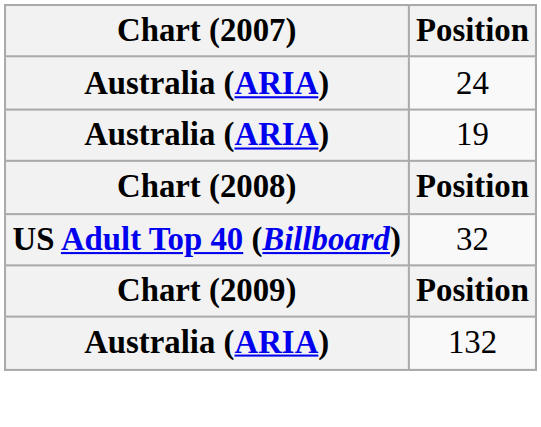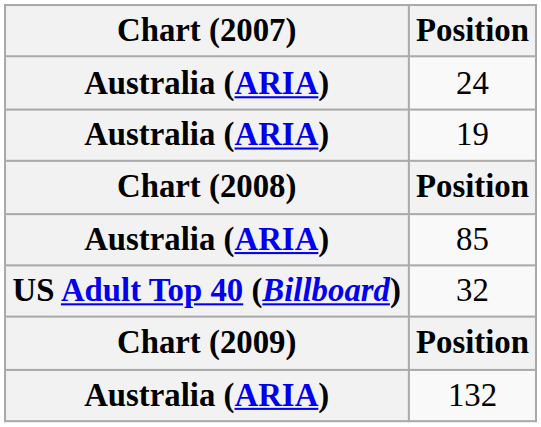+ row: (472, 238)
